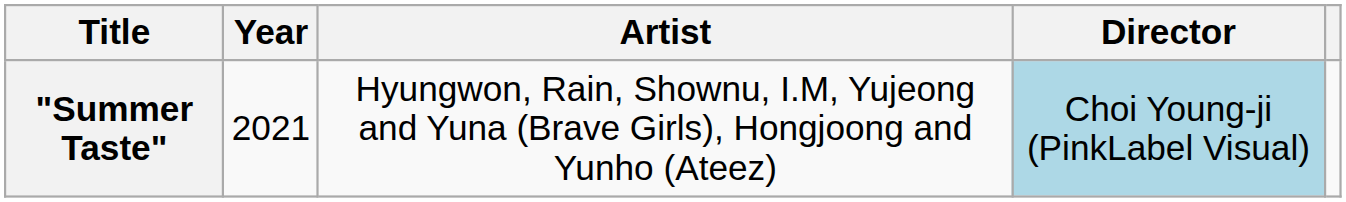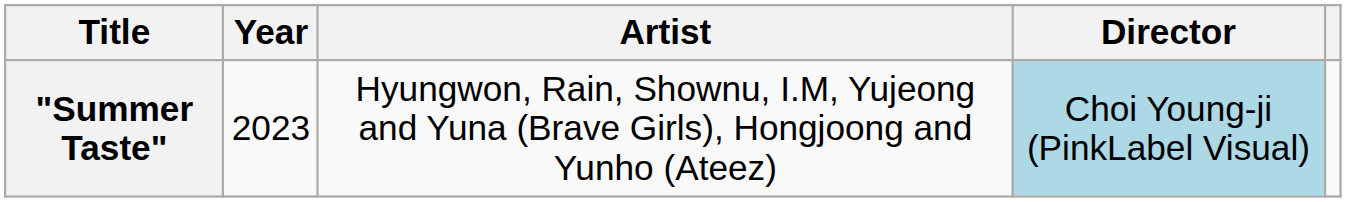(271, 127) 2021 -> (271, 127) 2023
